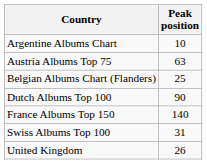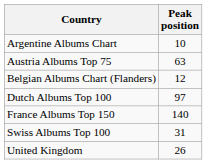(180, 79) 25 -> (180, 79) 12
(180, 97) 90 -> (180, 97) 97
